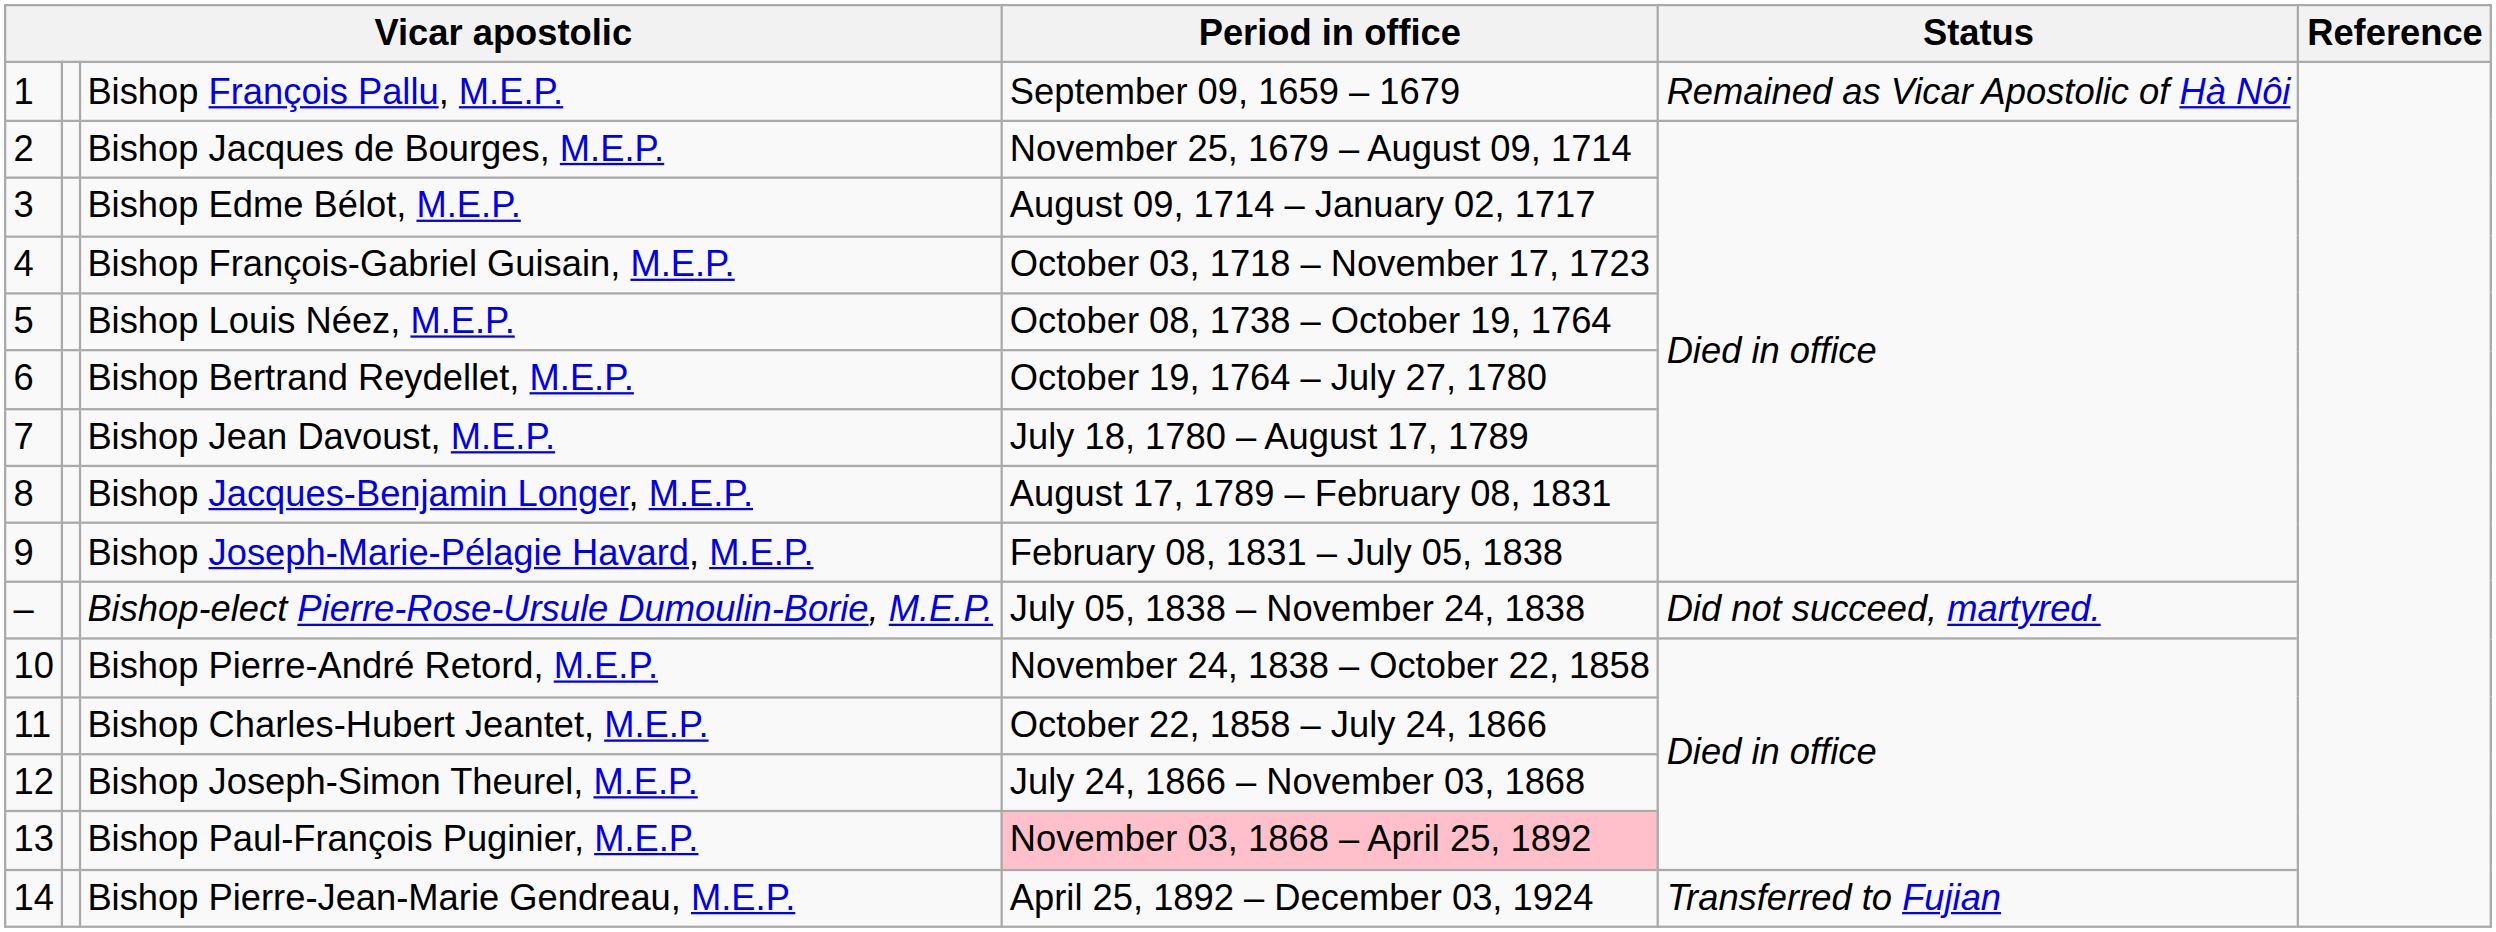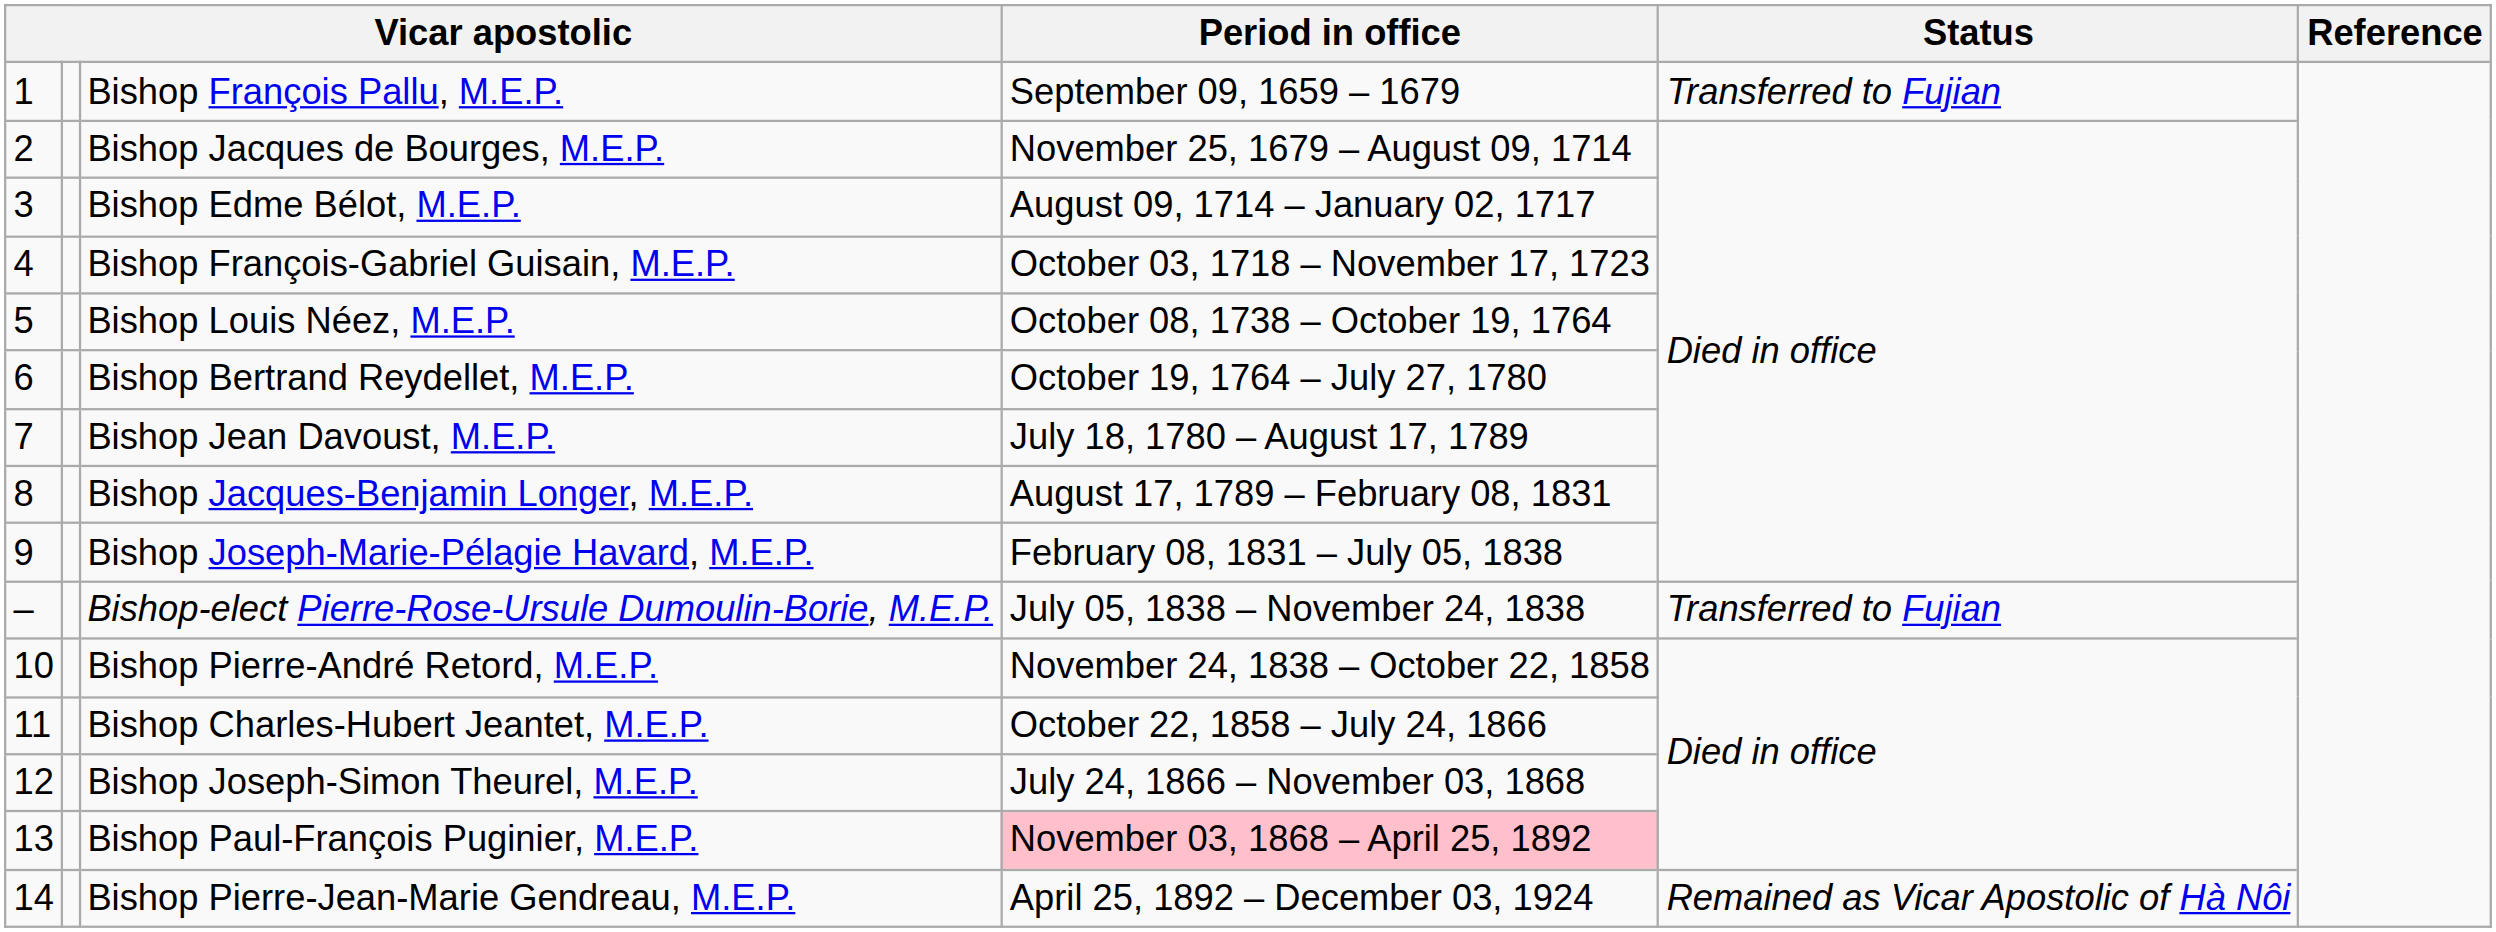(1979, 90) Remained as Vicar Apostolic of Hà Nôi -> (1834, 90) Transferred to Fujian
(1884, 609) Did not succeed, martyred. -> (1834, 609) Transferred to Fujian
(1834, 897) Transferred to Fujian -> (1979, 897) Remained as Vicar Apostolic of Hà Nôi
